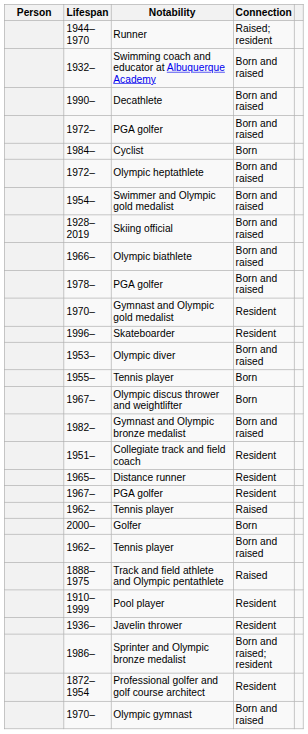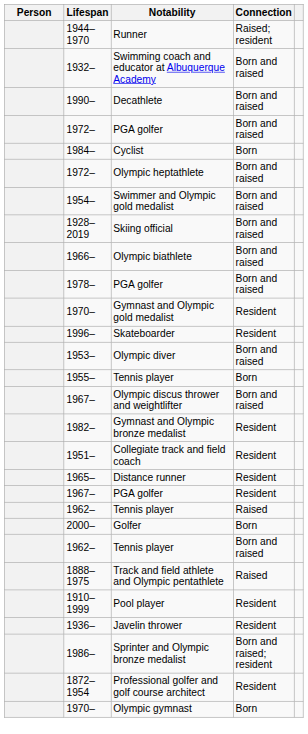(246, 400) Born -> (256, 400) Born and raised
(256, 427) Born and raised -> (256, 427) Resident
(256, 715) Born and raised -> (246, 709) Born
